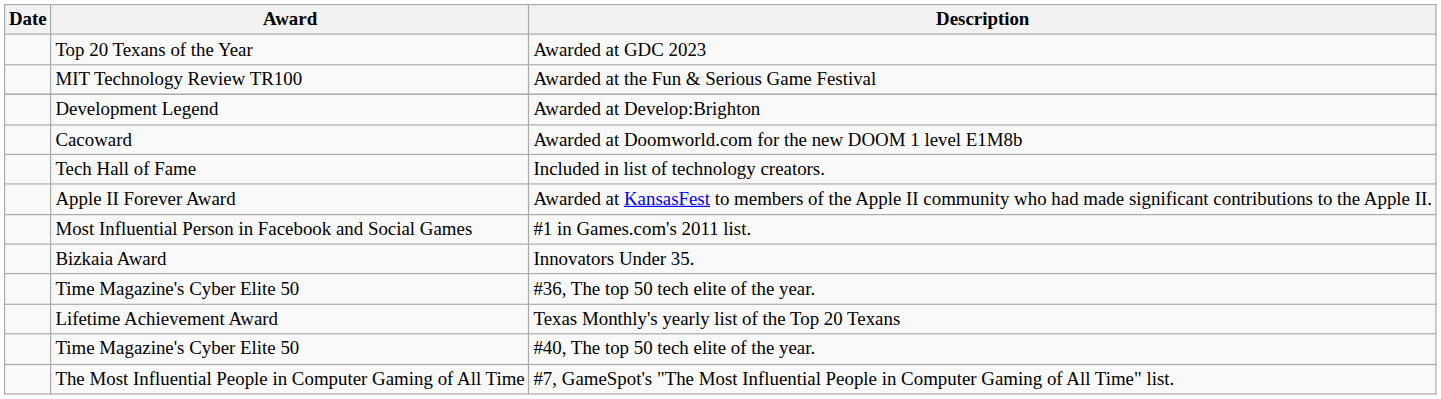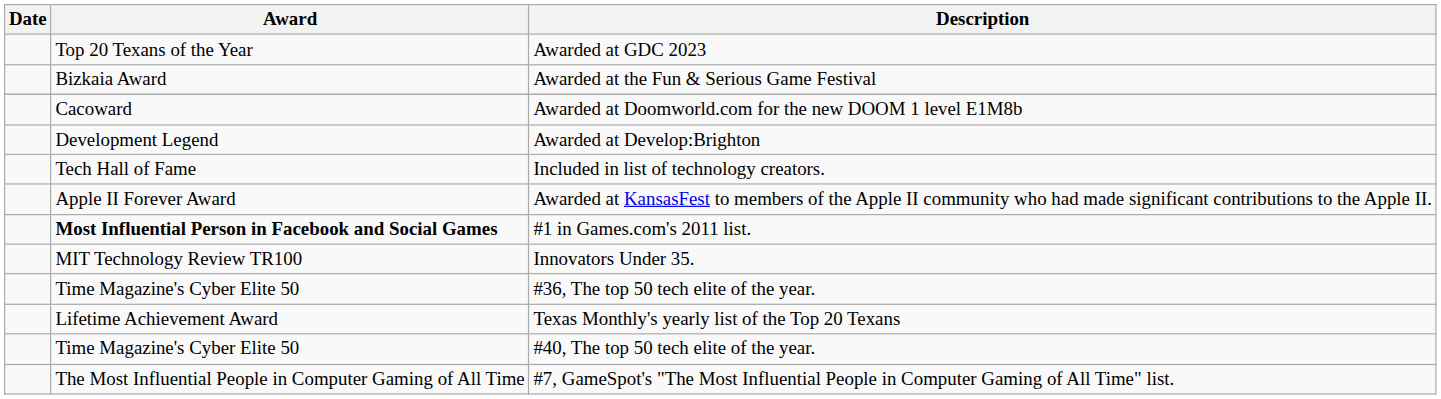(179, 79) MIT Technology Review TR100 -> (111, 79) Bizkaia Award
rows swapped: (647, 109) <-> (778, 139)
(264, 229) normal -> (276, 229) bold
(111, 259) Bizkaia Award -> (179, 259) MIT Technology Review TR100
